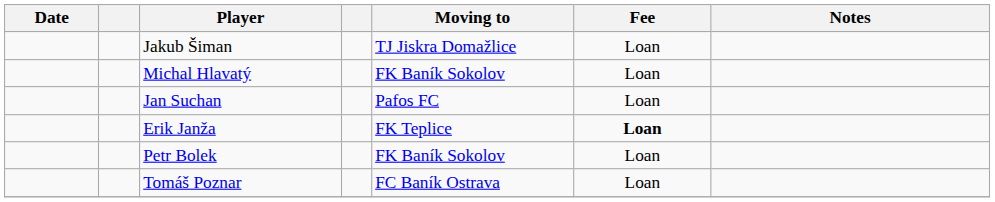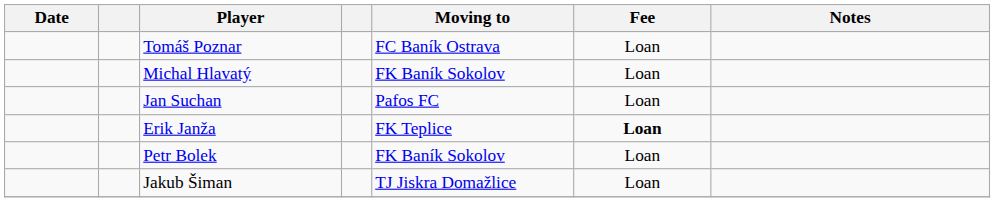rows swapped: (192, 182) <-> (188, 45)
